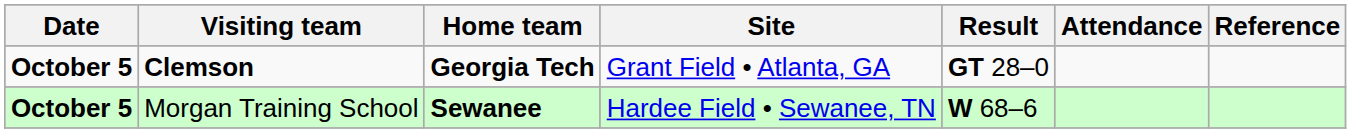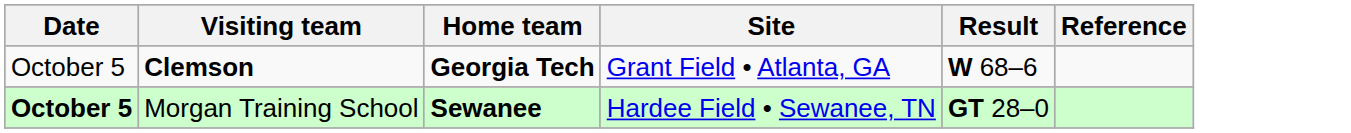- column: (1132, 26)
(72, 67) bold -> (68, 67) normal
(998, 67) GT 28–0 -> (993, 67) W 68–6
(993, 108) W 68–6 -> (998, 108) GT 28–0
